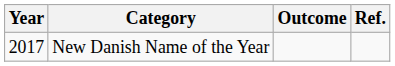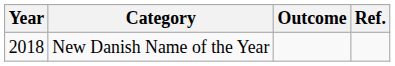(26, 46) 2017 -> (26, 46) 2018
